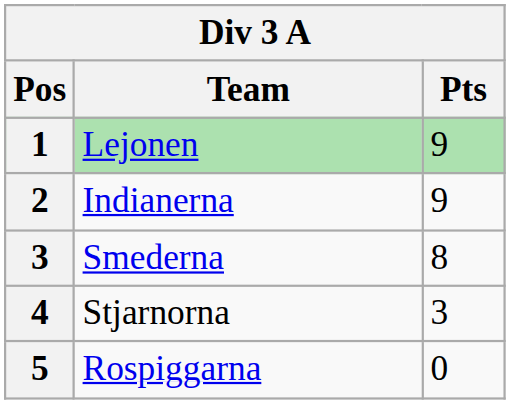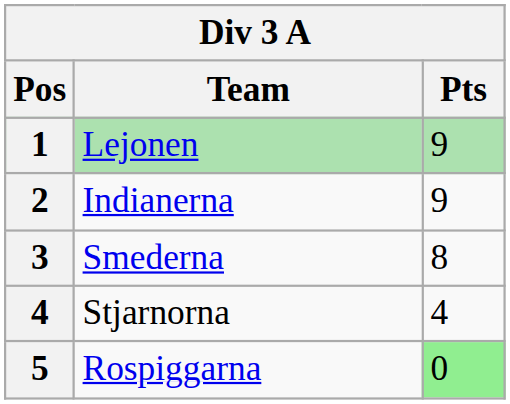(439, 312) 3 -> (439, 312) 4
(439, 369) no background -> (439, 369) lightgreen background
